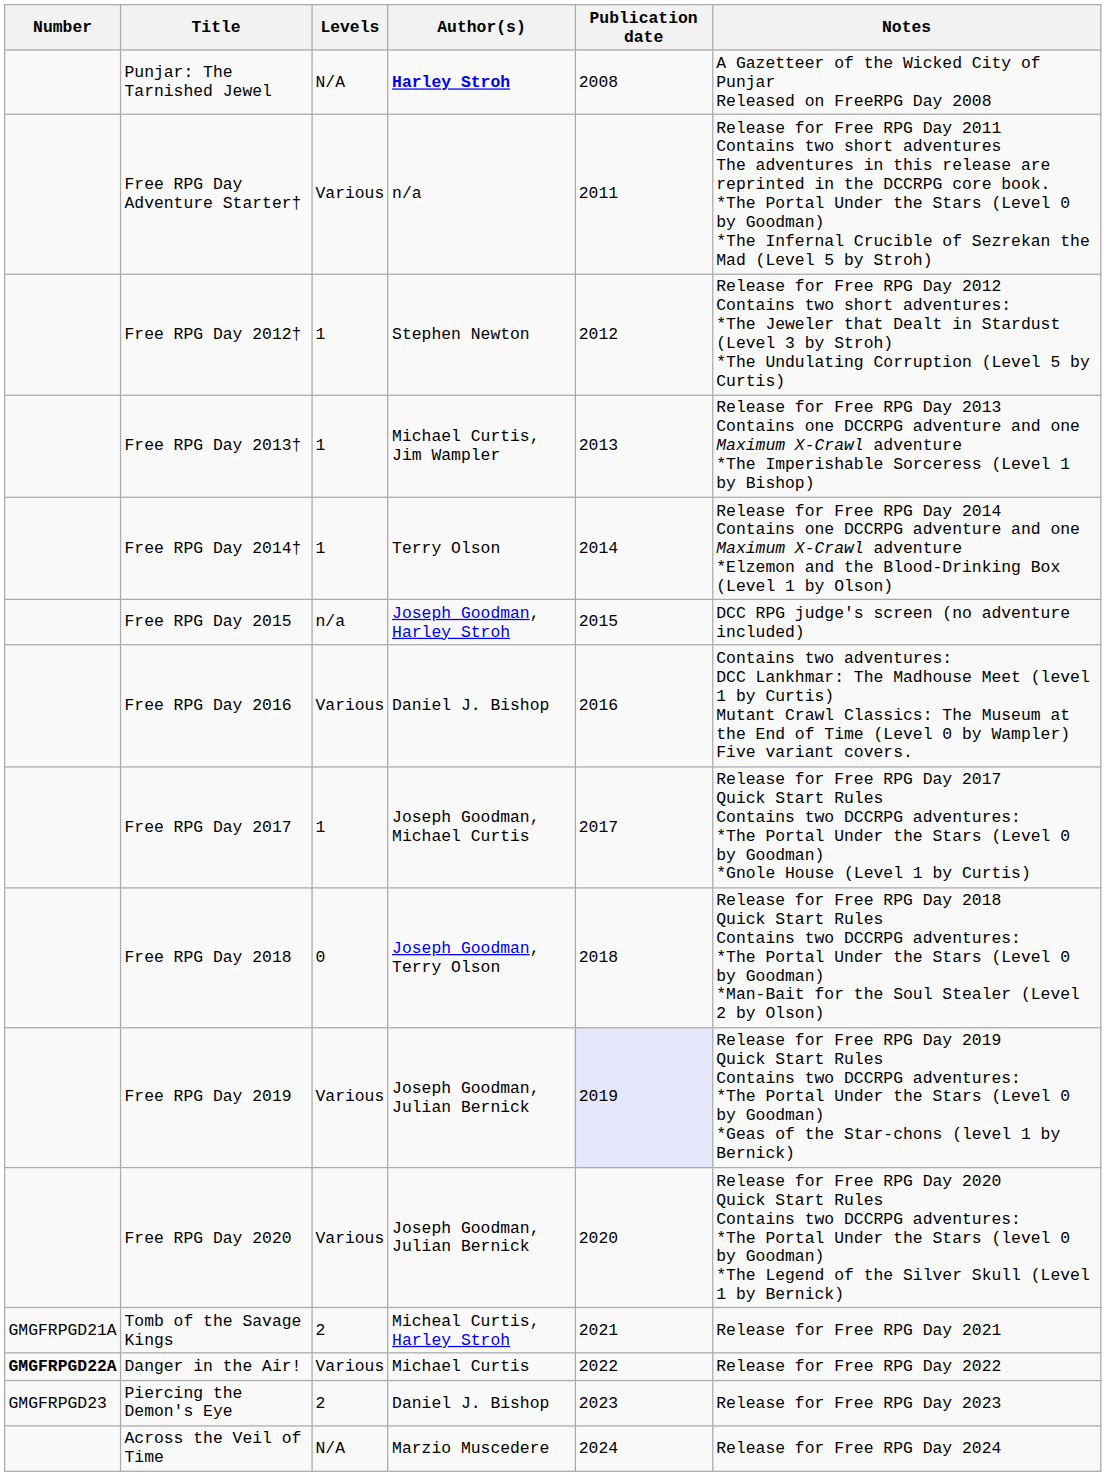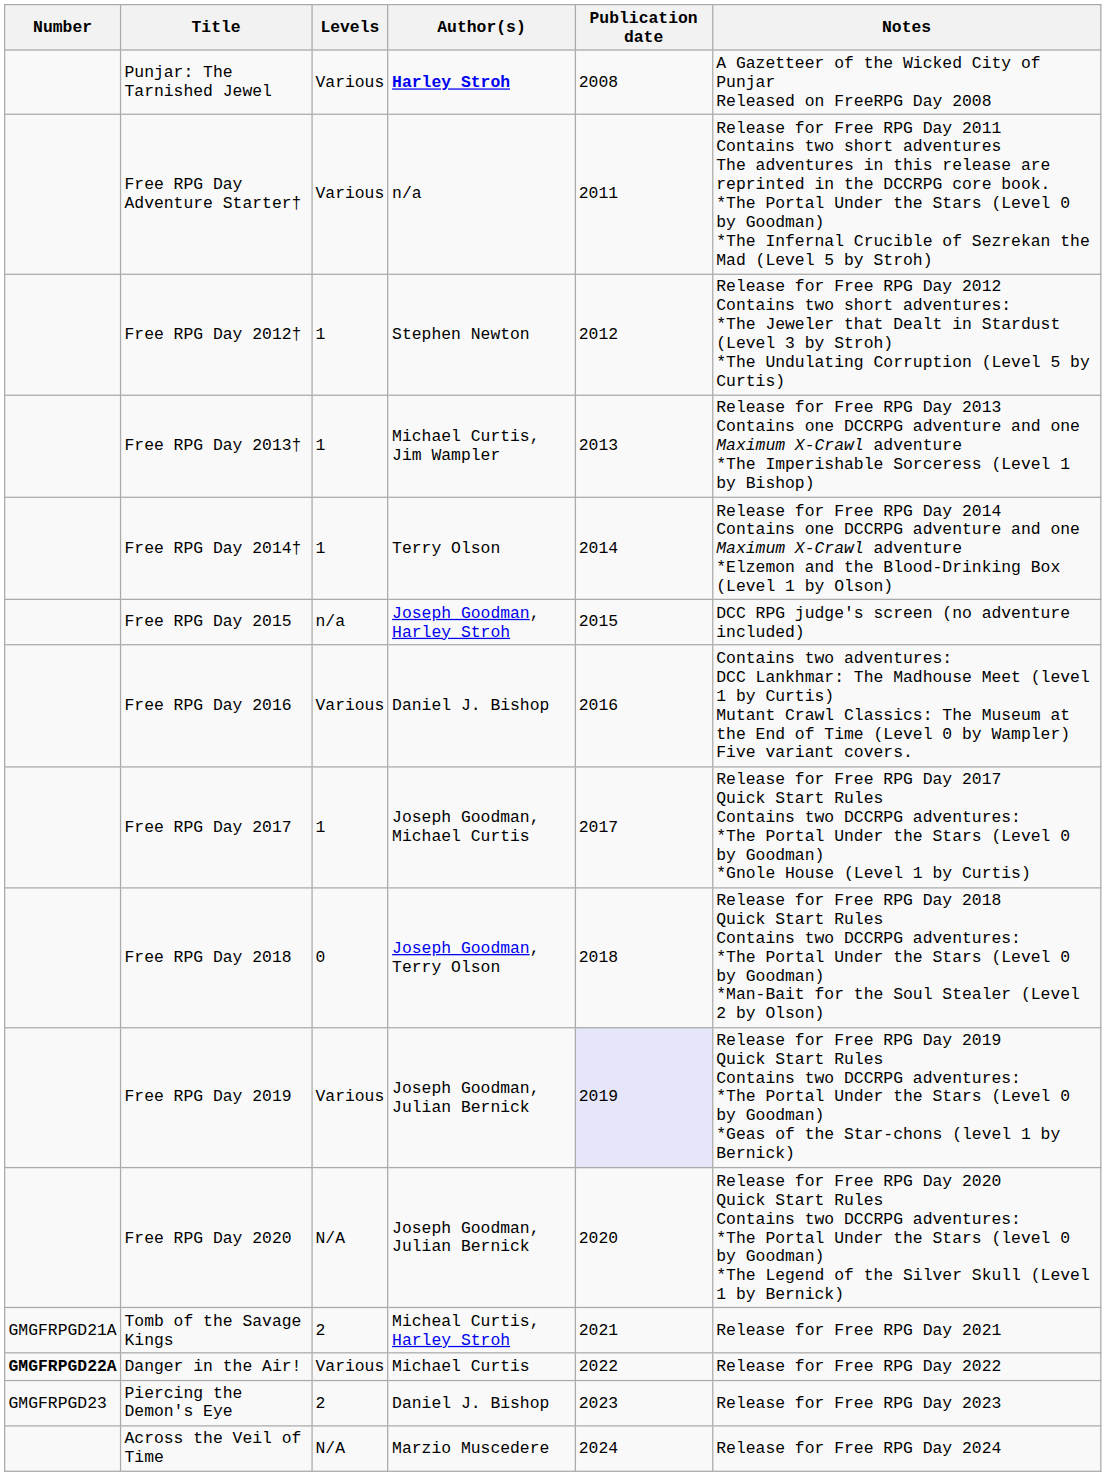(330, 82) N/A -> (350, 82) Various
(350, 1238) Various -> (330, 1238) N/A
